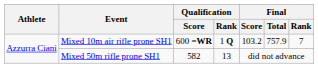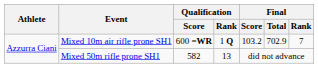(276, 41) 757.9 -> (276, 41) 702.9
